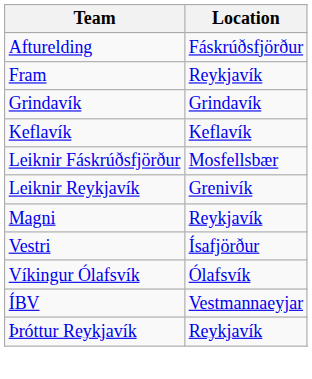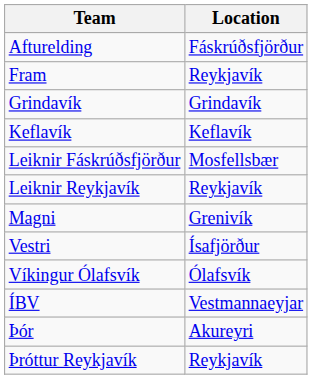(221, 189) Grenivík -> (225, 189) Reykjavík
(225, 217) Reykjavík -> (221, 217) Grenivík
+ row: (21, 331)
